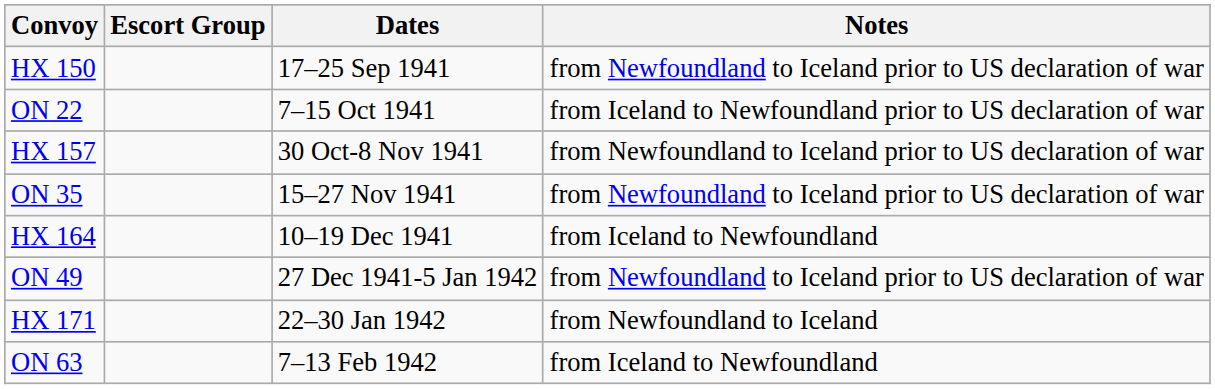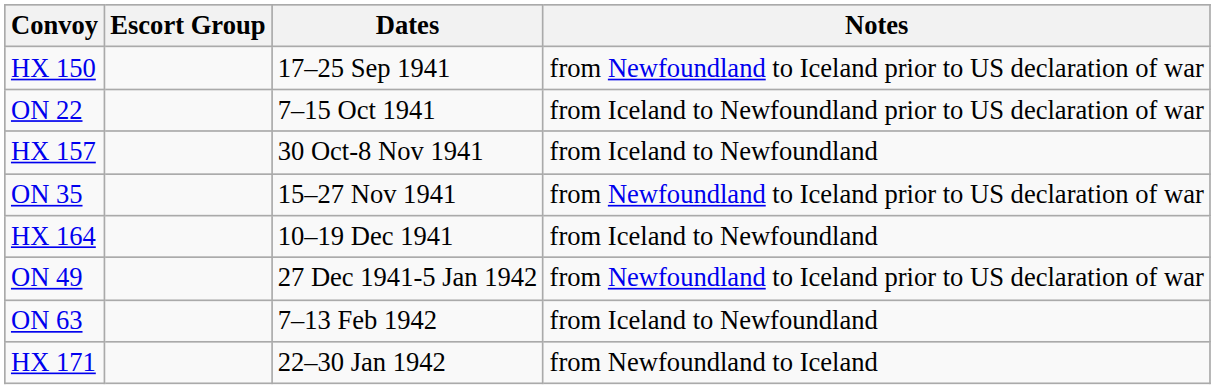(877, 151) from Newfoundland to Iceland prior to US declaration of war -> (714, 151) from Iceland to Newfoundland
rows swapped: (53, 320) <-> (47, 362)
